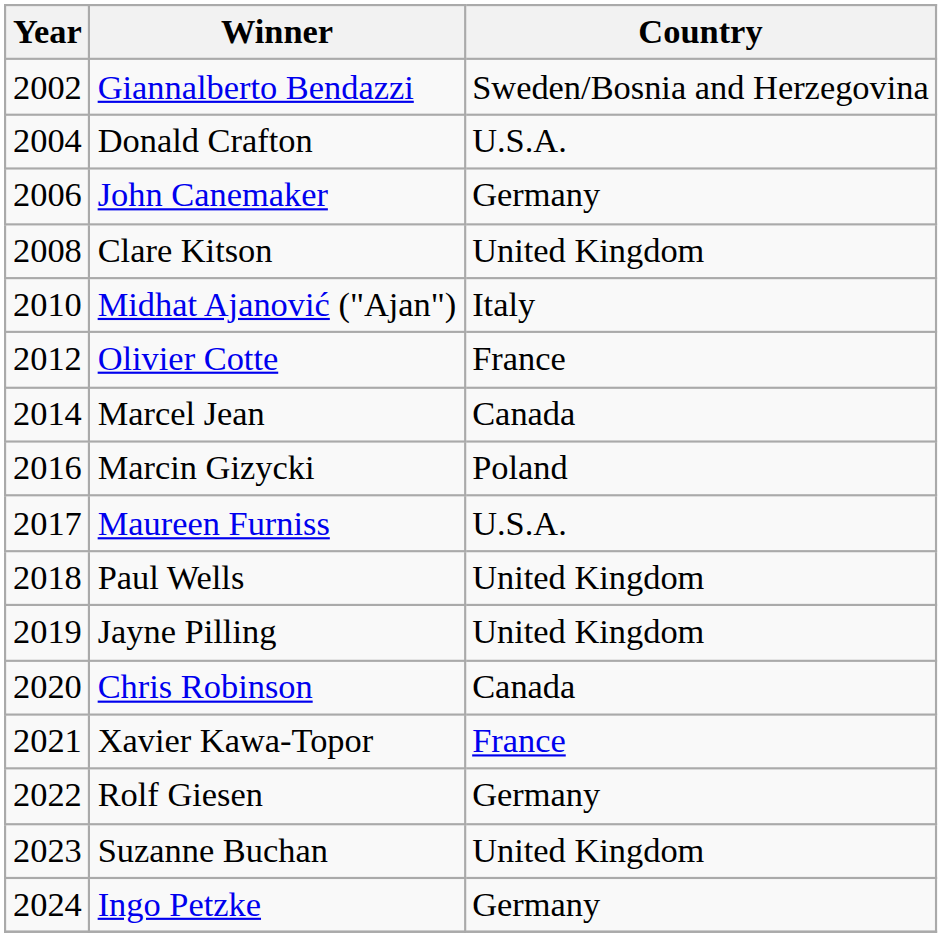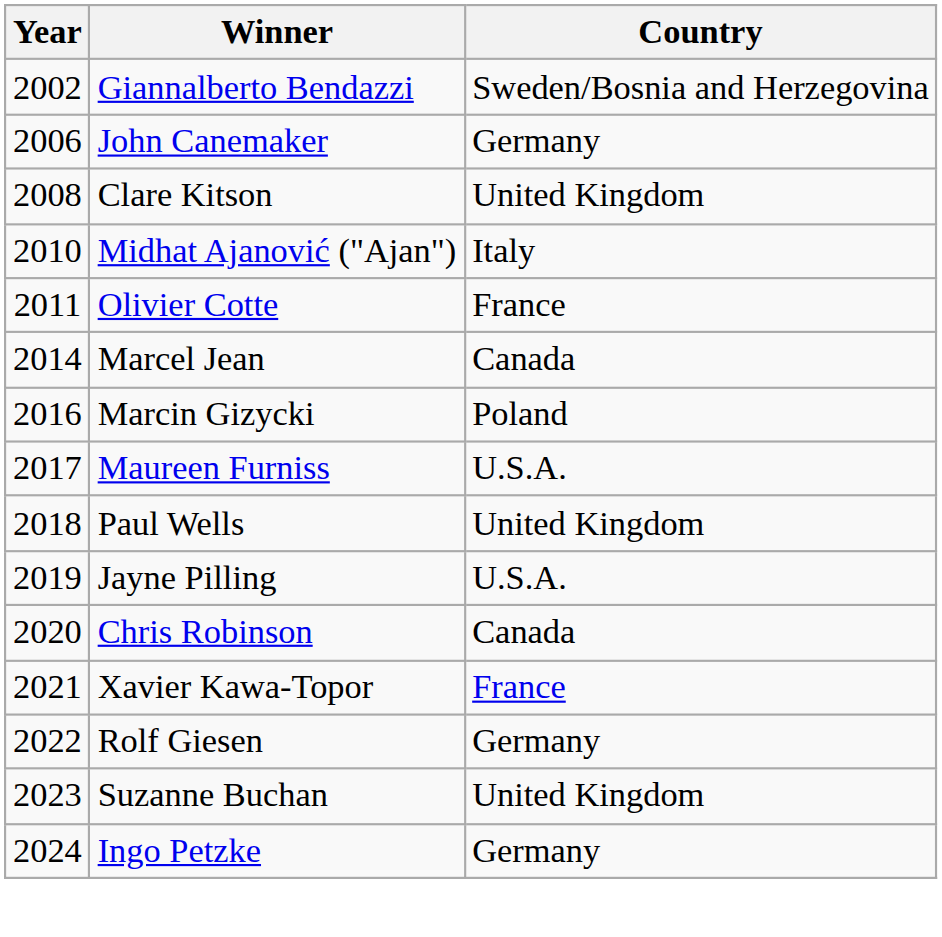- row: (205, 140)
(47, 359) 2012 -> (47, 304) 2011
(588, 631) United Kingdom -> (519, 577) U.S.A.
